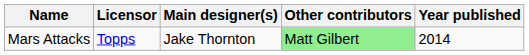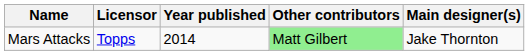columns swapped: (221, 15) <-> (470, 15)
